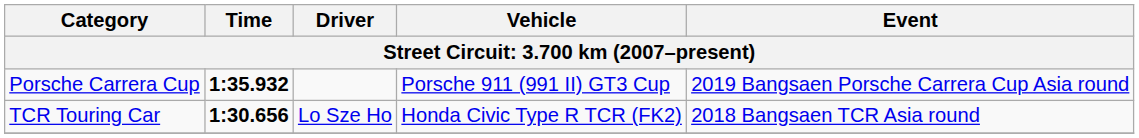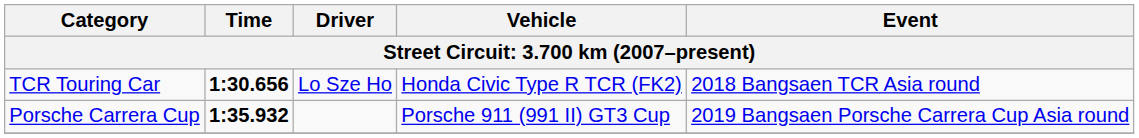rows swapped: (85, 116) <-> (105, 84)
